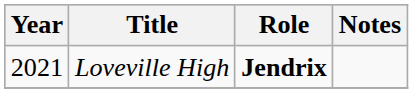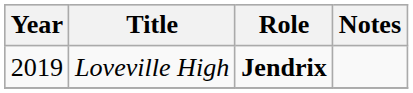(37, 66) 2021 -> (37, 66) 2019
